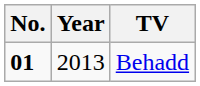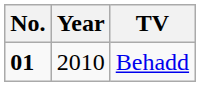(81, 61) 2013 -> (81, 61) 2010
